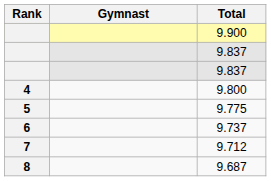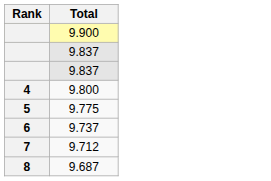- column: (123, 14)
